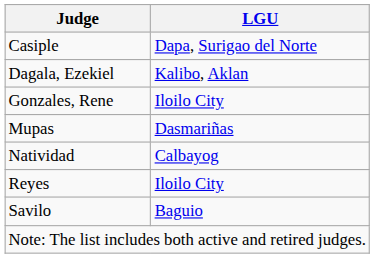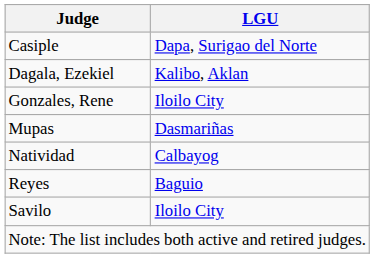(189, 183) Iloilo City -> (179, 183) Baguio
(179, 211) Baguio -> (189, 211) Iloilo City
